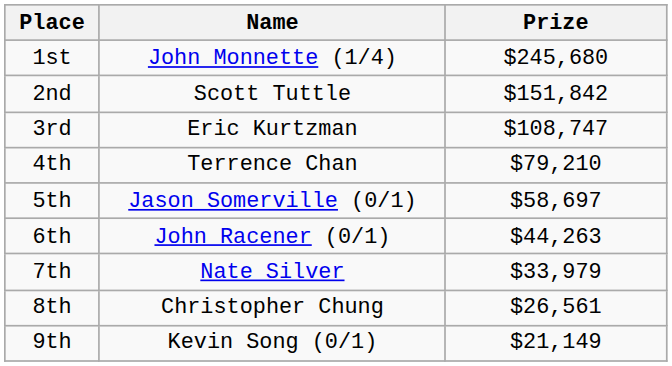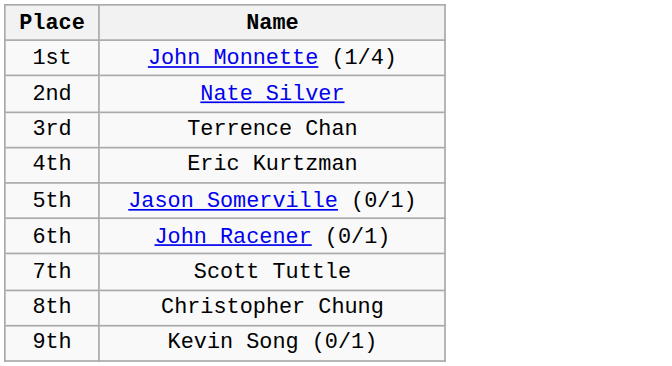- column: (556, 23)
(272, 94) Scott Tuttle -> (272, 94) Nate Silver
(272, 129) Eric Kurtzman -> (272, 129) Terrence Chan
(272, 165) Terrence Chan -> (272, 165) Eric Kurtzman
(272, 272) Nate Silver -> (272, 272) Scott Tuttle
